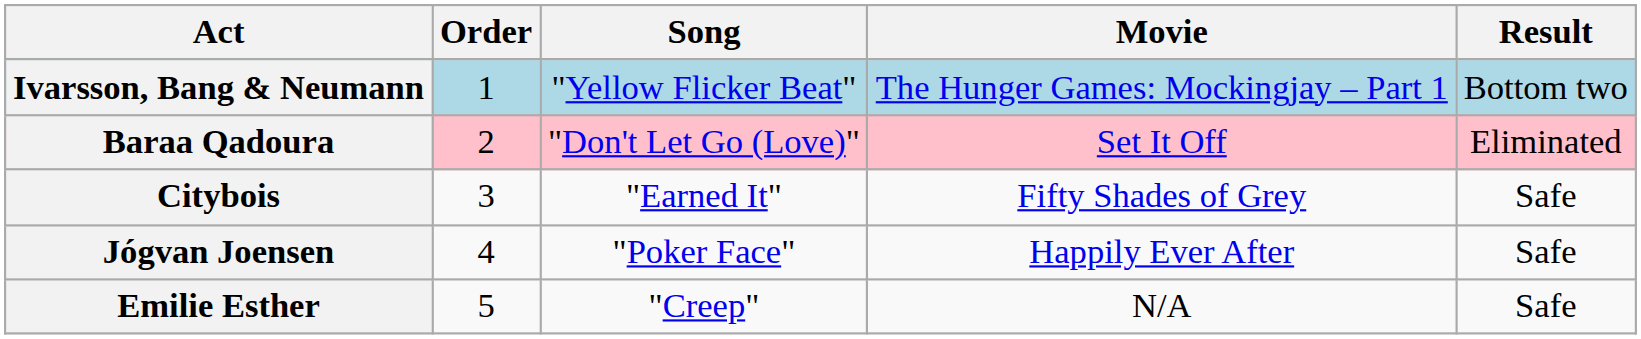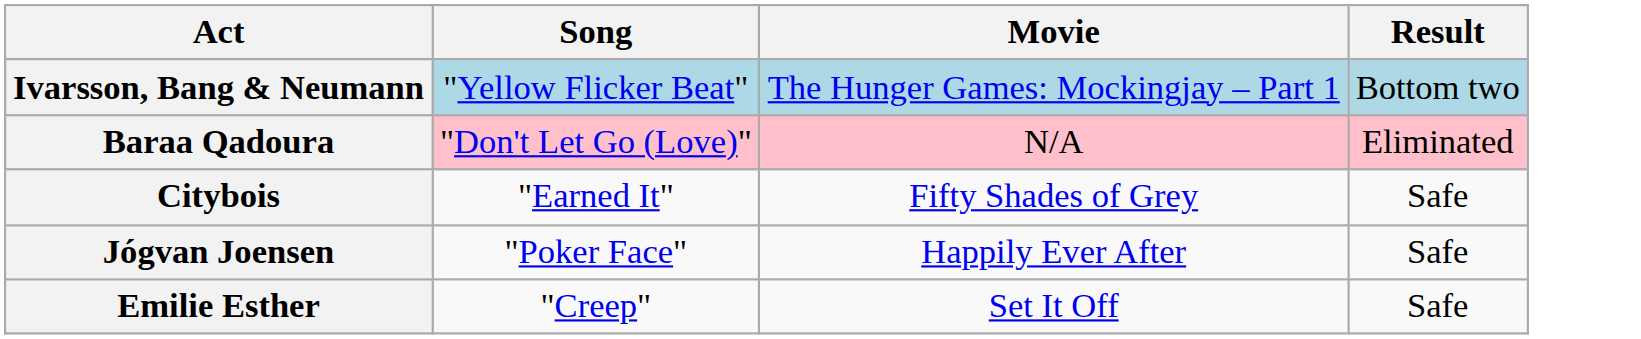- column: (486, 31)
(1162, 141) Set It Off -> (1054, 141) N/A
(1162, 305) N/A -> (1054, 305) Set It Off
